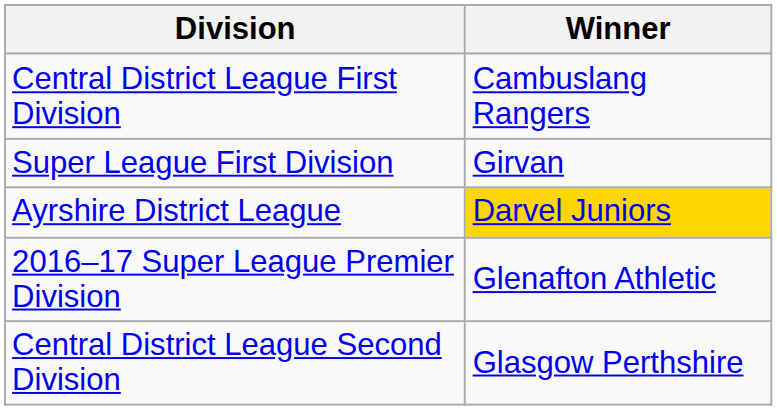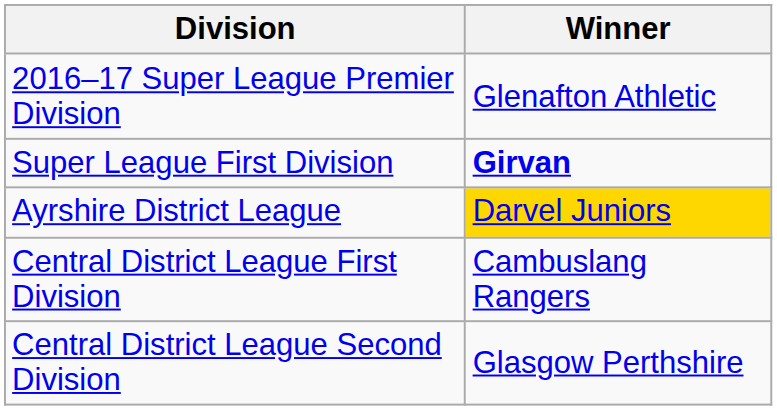rows swapped: (233, 278) <-> (204, 95)
(518, 162) normal -> (522, 162) bold
